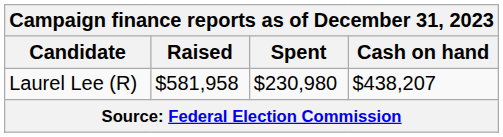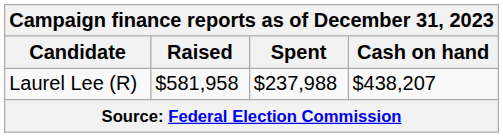(296, 83) $230,980 -> (296, 83) $237,988
